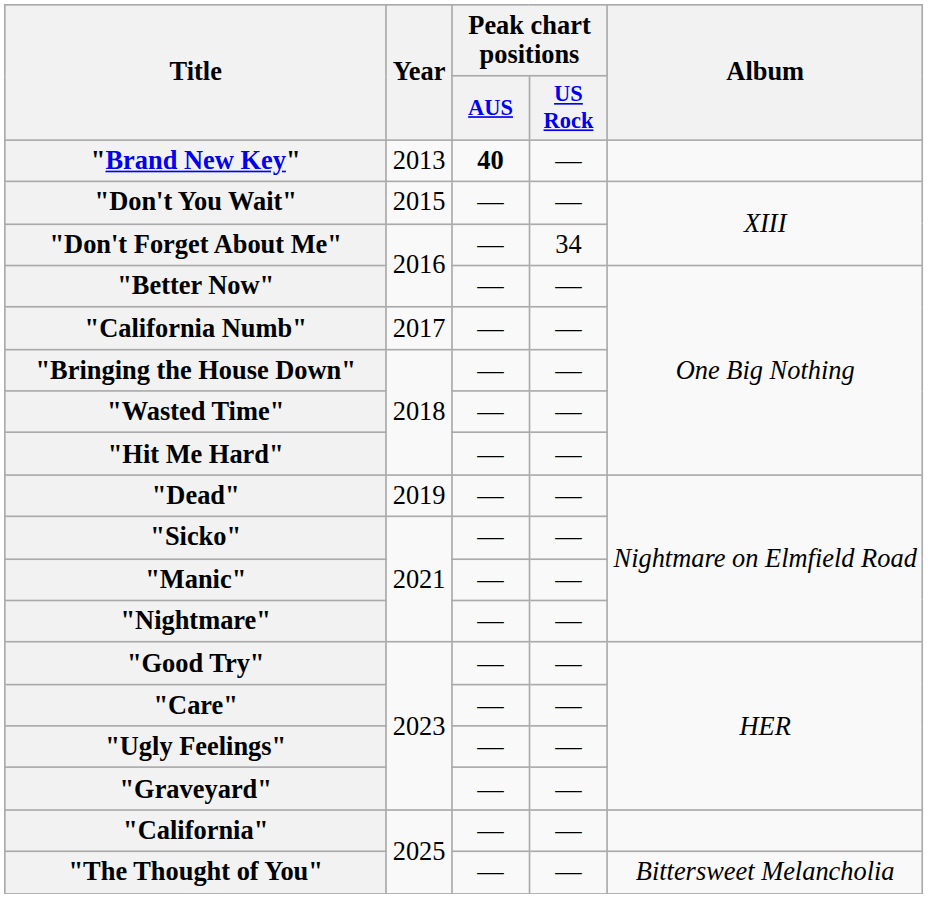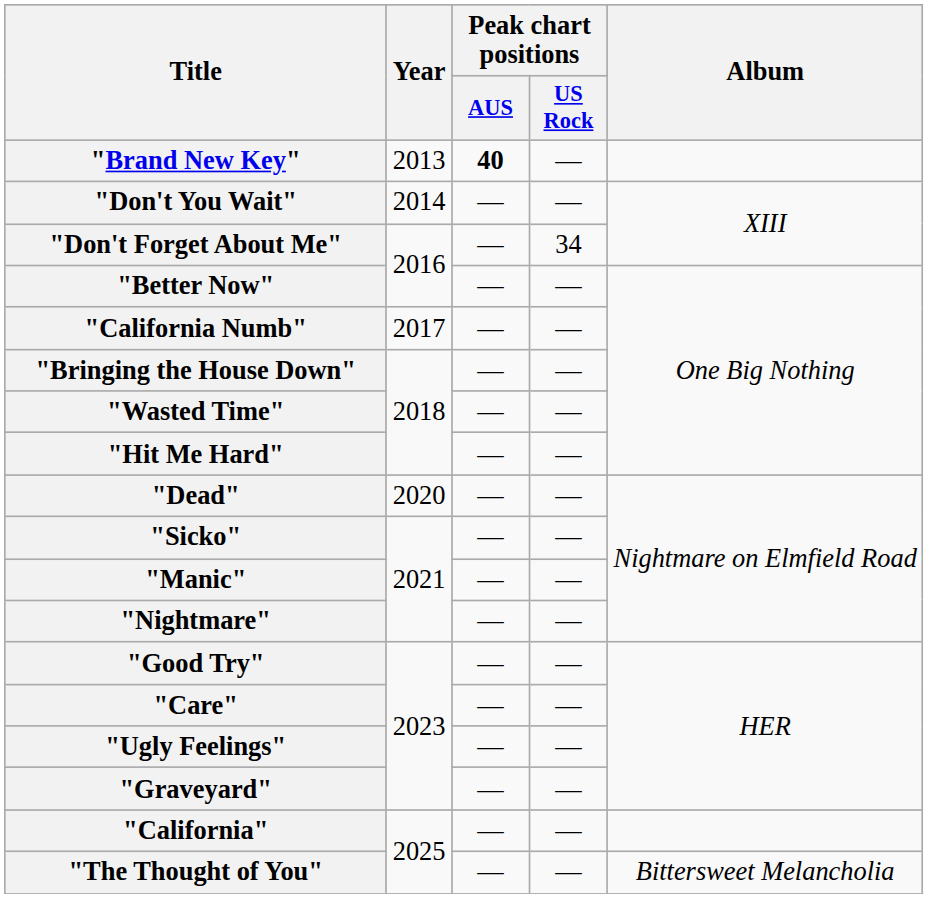(419, 202) 2015 -> (419, 202) 2014
(419, 495) 2019 -> (419, 495) 2020
